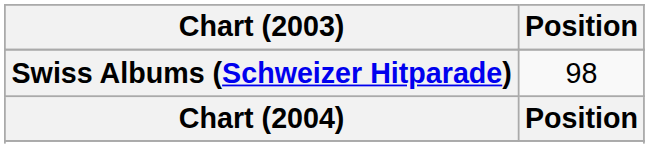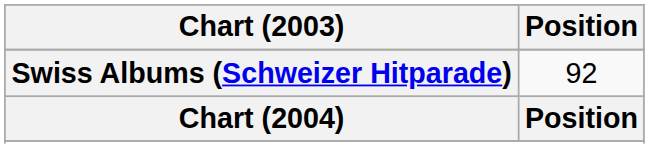(581, 72) 98 -> (581, 72) 92
